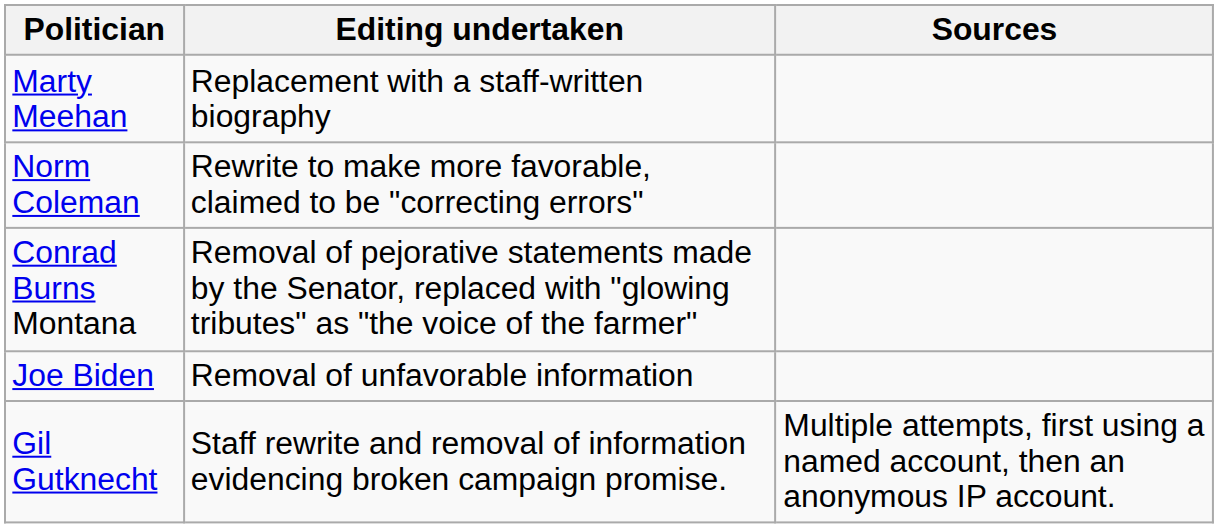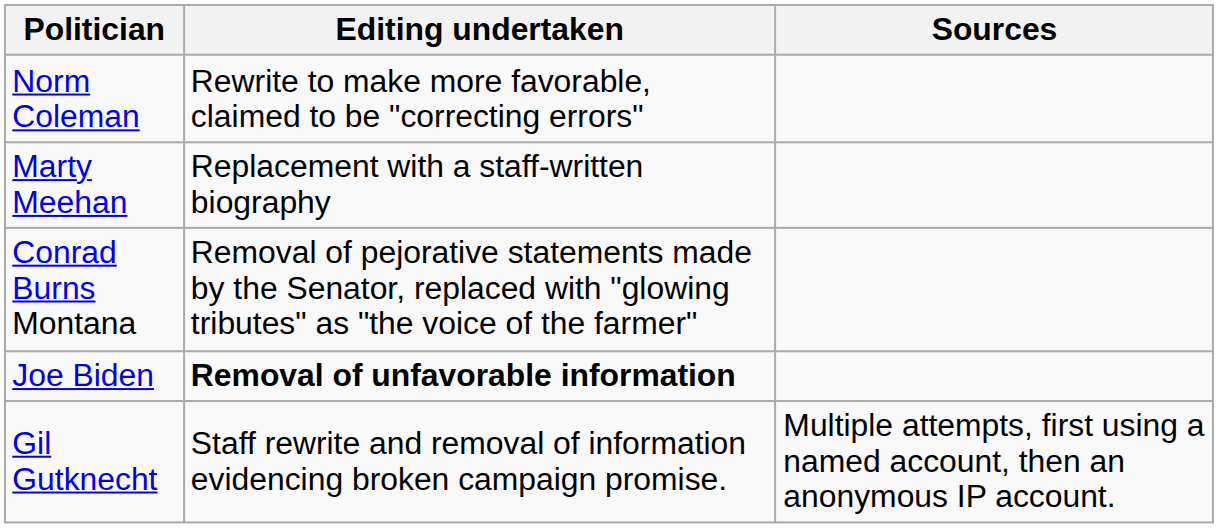rows swapped: (70, 98) <-> (76, 184)
(442, 375) normal -> (463, 375) bold
